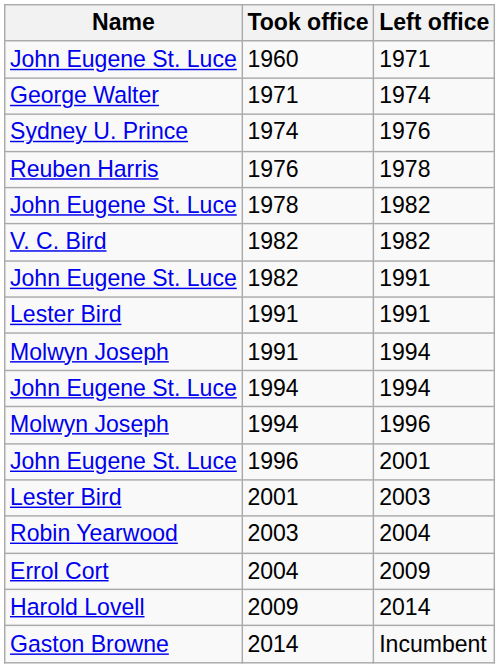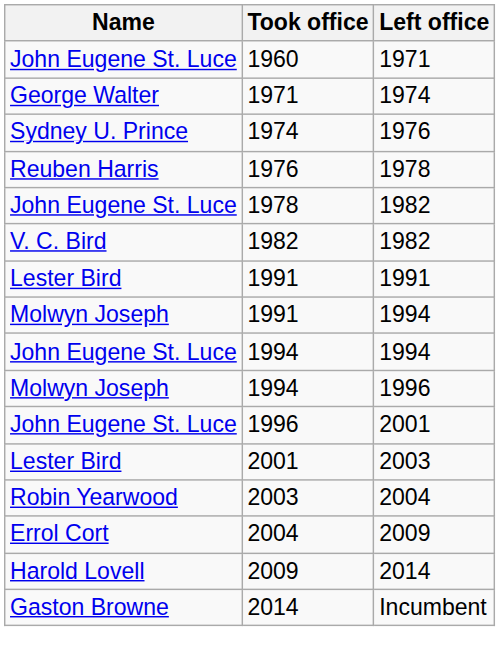- row: (273, 278)
